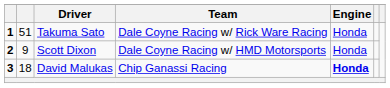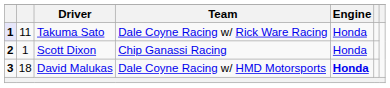(10, 32) no background -> (10, 32) lavender background
(25, 32) 51 -> (25, 32) 11
(25, 50) 9 -> (25, 50) 1
(222, 50) Dale Coyne Racing w/ HMD Motorsports -> (172, 50) Chip Ganassi Racing
(172, 69) Chip Ganassi Racing -> (222, 69) Dale Coyne Racing w/ HMD Motorsports
